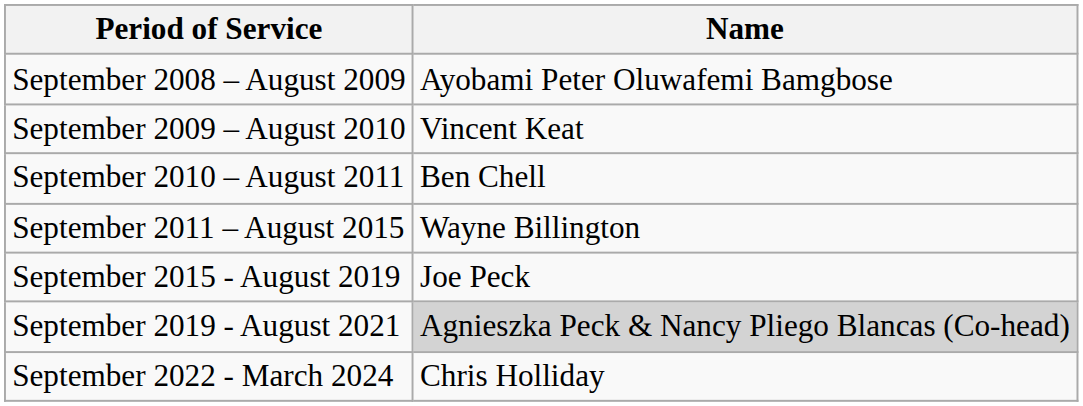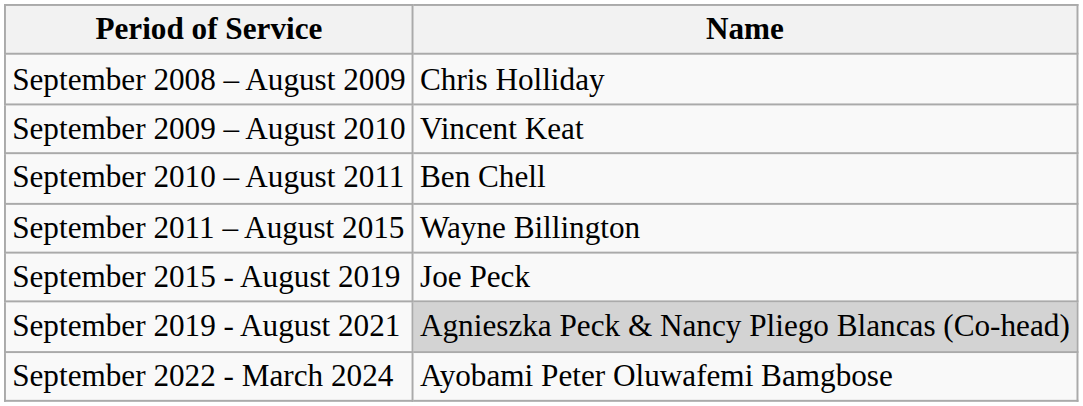(656, 78) Ayobami Peter Oluwafemi Bamgbose -> (512, 78) Chris Holliday
(512, 375) Chris Holliday -> (656, 375) Ayobami Peter Oluwafemi Bamgbose
